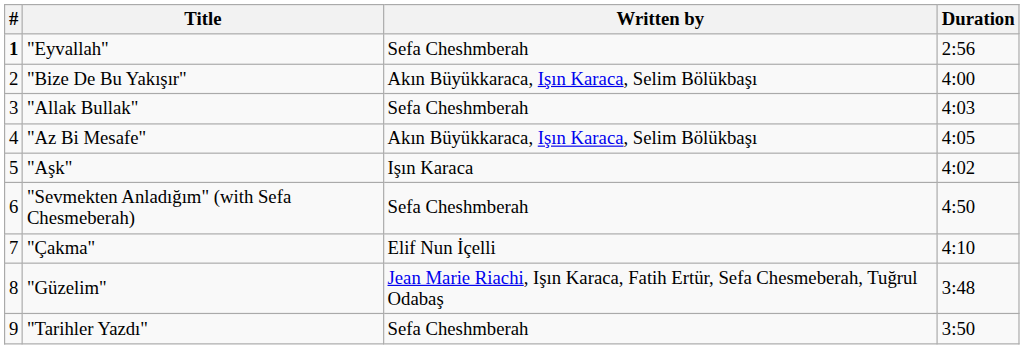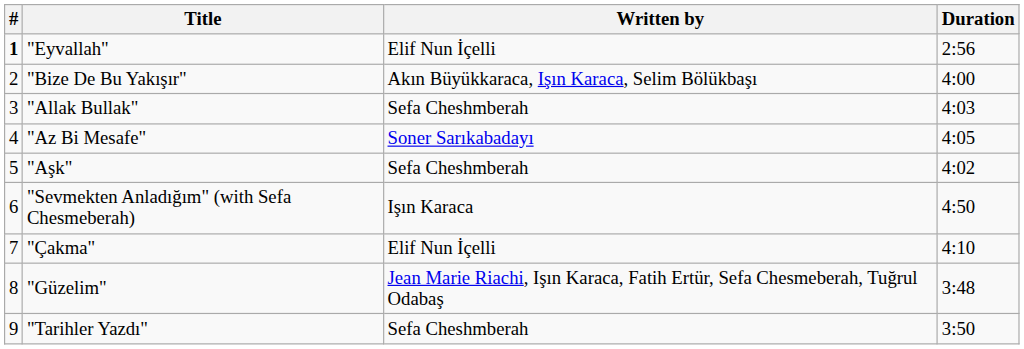(458, 49) Sefa Cheshmberah -> (442, 49) Elif Nun İçelli
(572, 138) Akın Büyükkaraca, Işın Karaca, Selim Bölükbaşı -> (461, 138) Soner Sarıkabadayı
(430, 167) Işın Karaca -> (458, 167) Sefa Cheshmberah
(458, 208) Sefa Cheshmberah -> (430, 208) Işın Karaca
